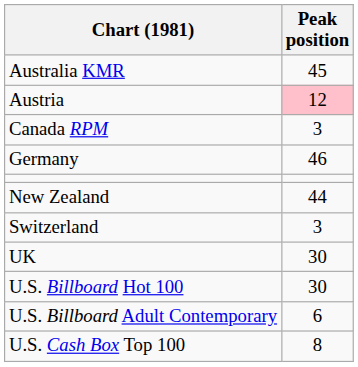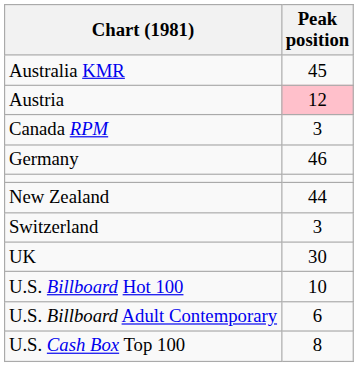(317, 286) 30 -> (317, 286) 10
